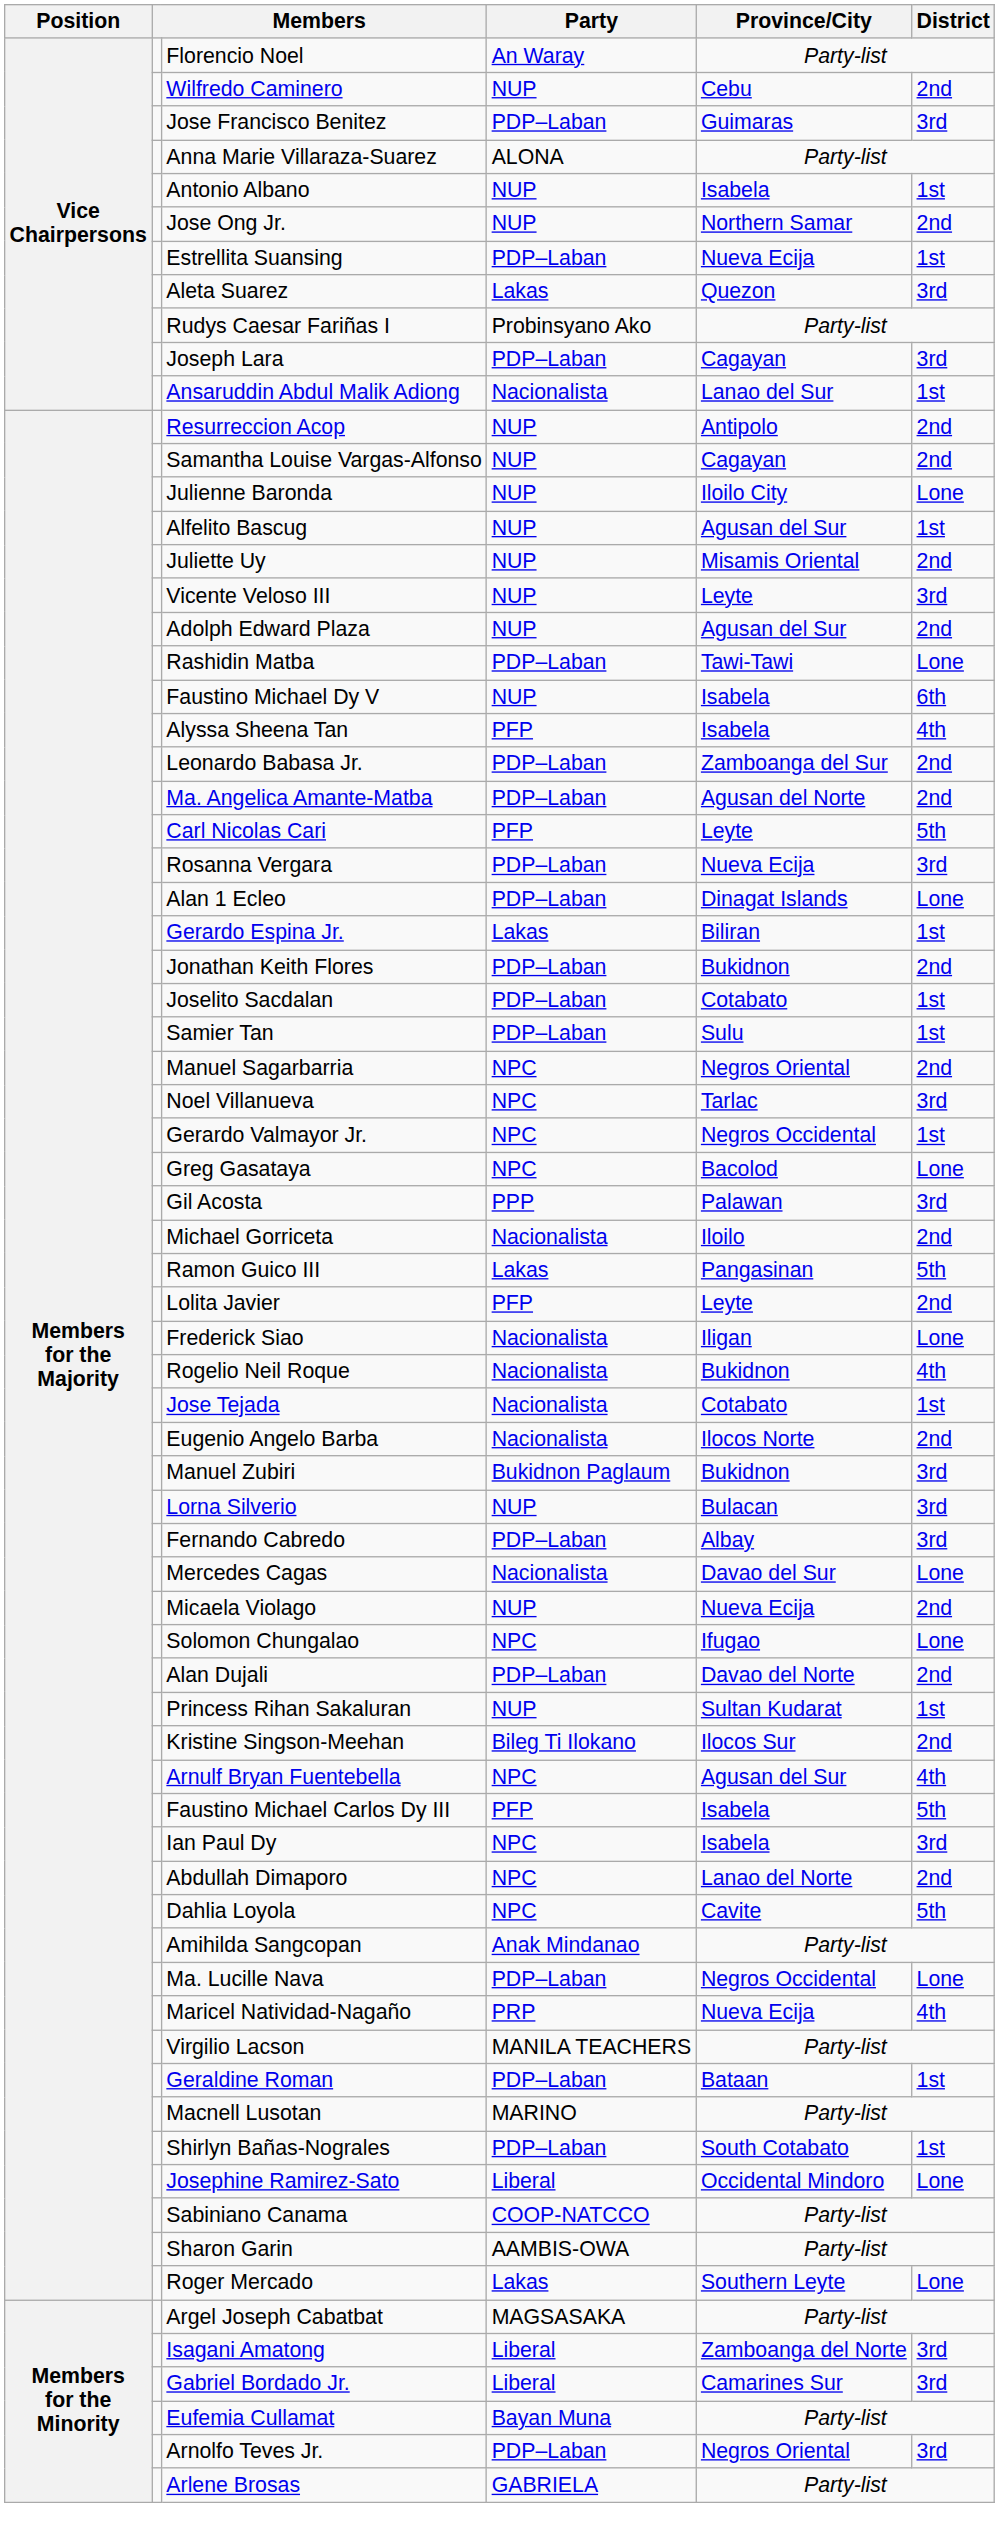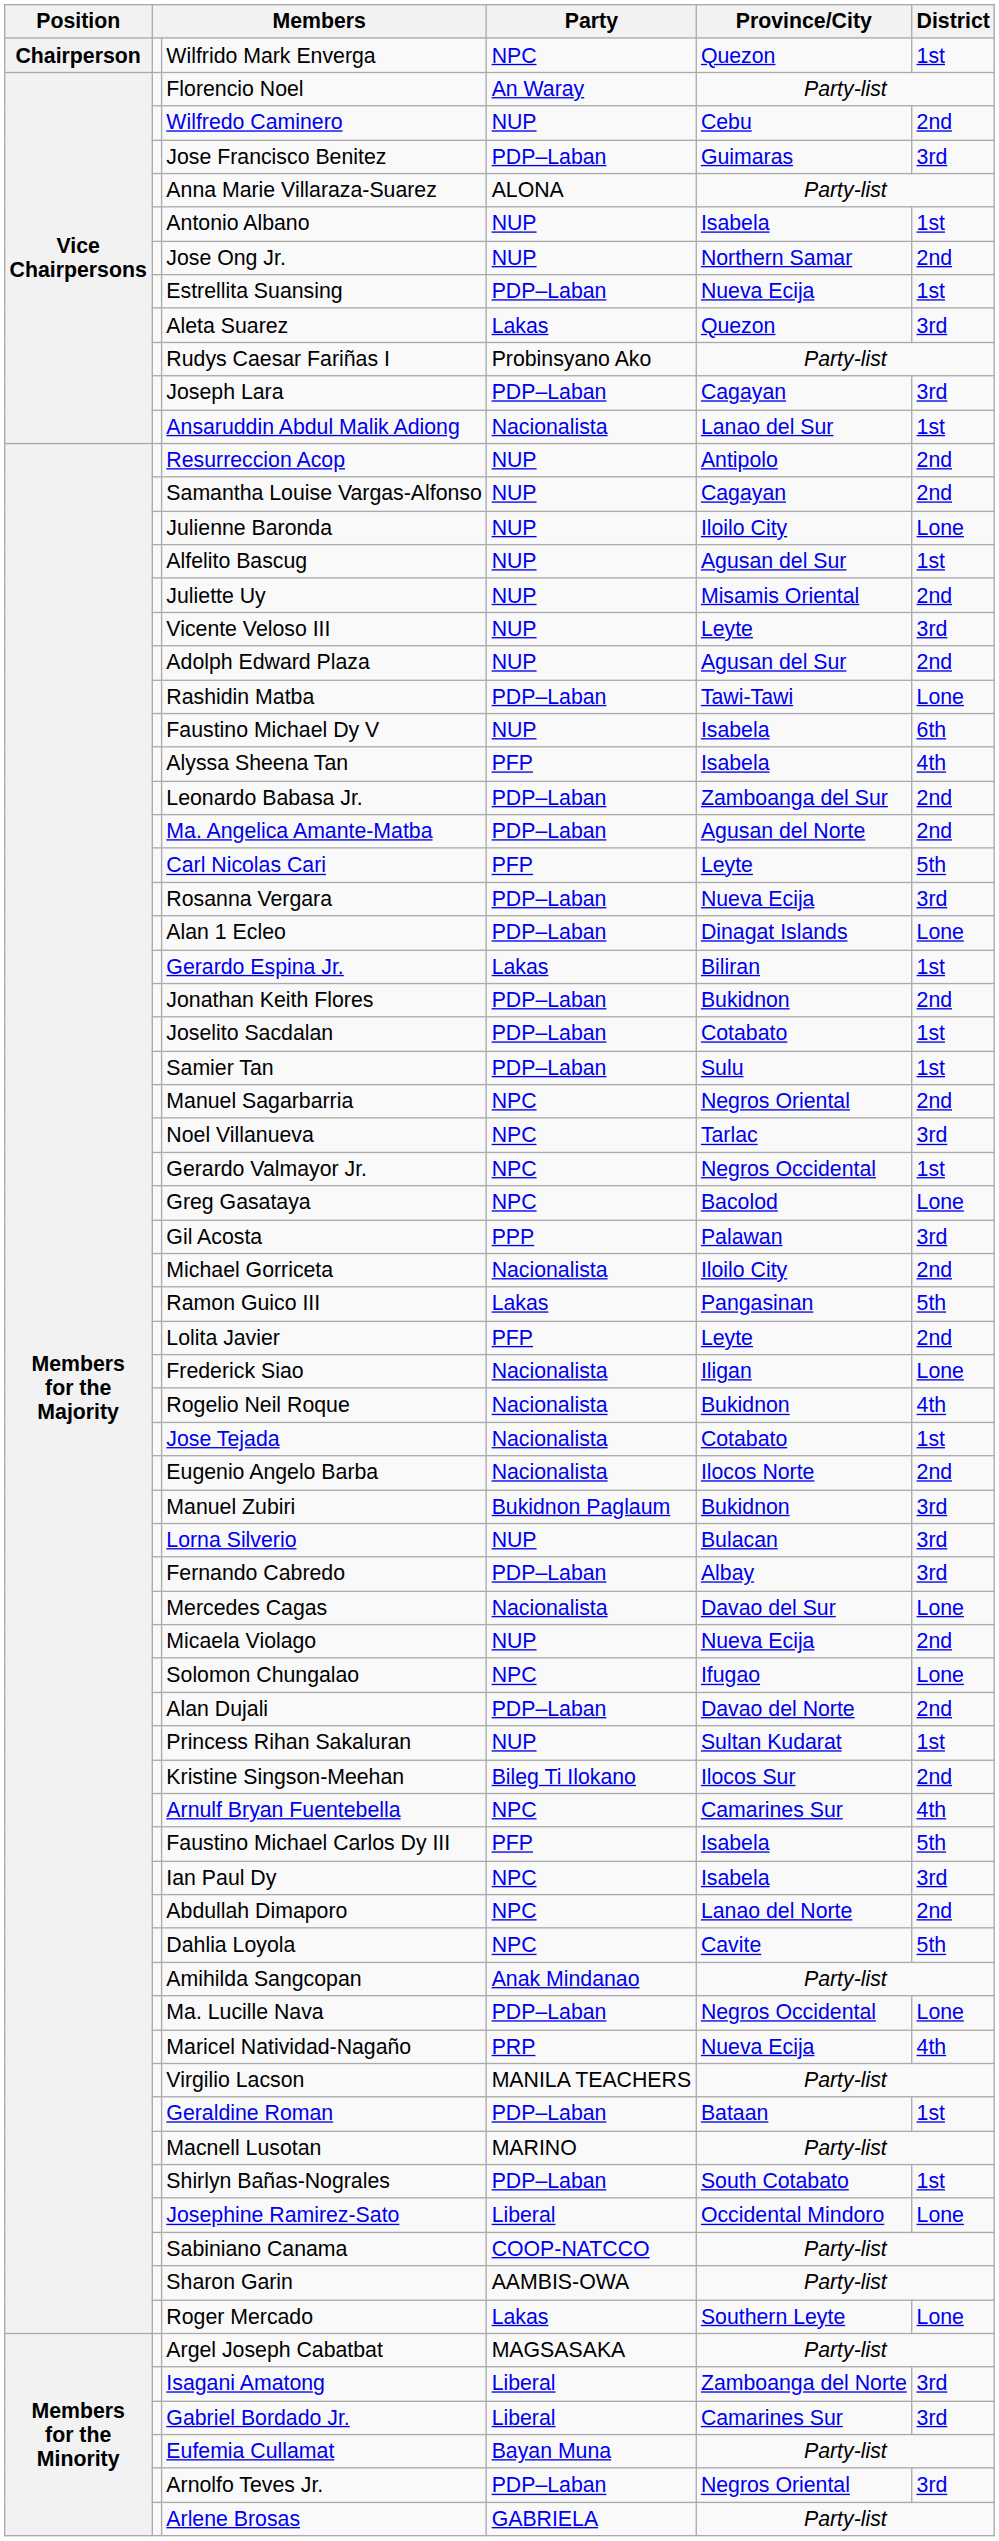+ row: (271, 55)
(723, 1236) Iloilo -> (744, 1270) Iloilo City
(774, 1776) Agusan del Sur -> (772, 1810) Camarines Sur
